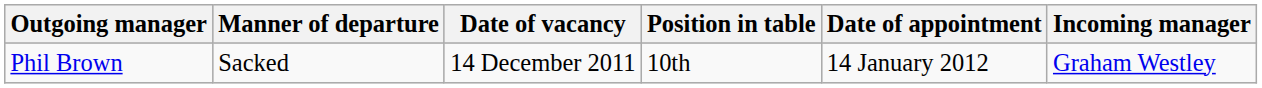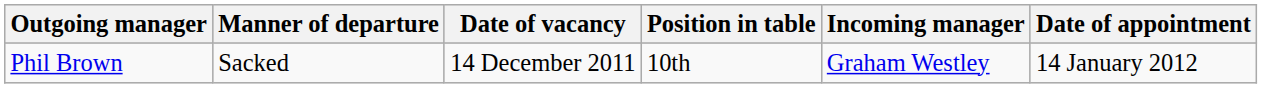columns swapped: (1152, 23) <-> (934, 23)
